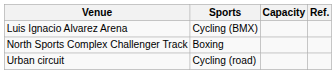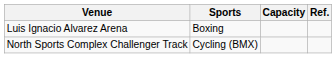(225, 28) Cycling (BMX) -> (208, 28) Boxing
(208, 45) Boxing -> (225, 45) Cycling (BMX)
- row: (35, 61)
